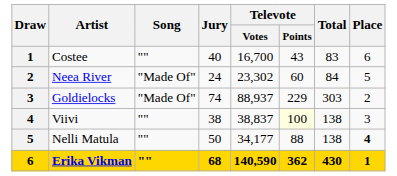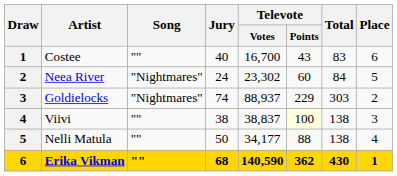(167, 77) "Made Of" -> (167, 77) "Nightmares"
(167, 98) "Made Of" -> (167, 98) "Nightmares"
(367, 139) bold -> (375, 139) normal
